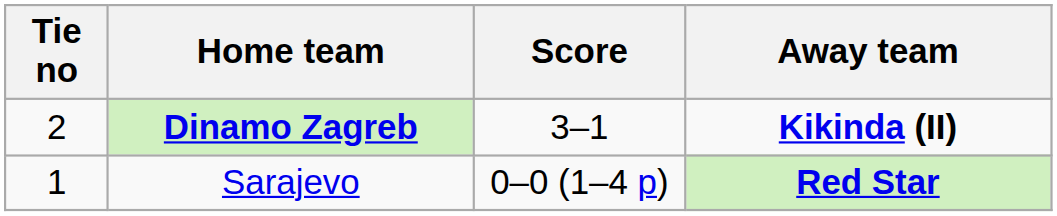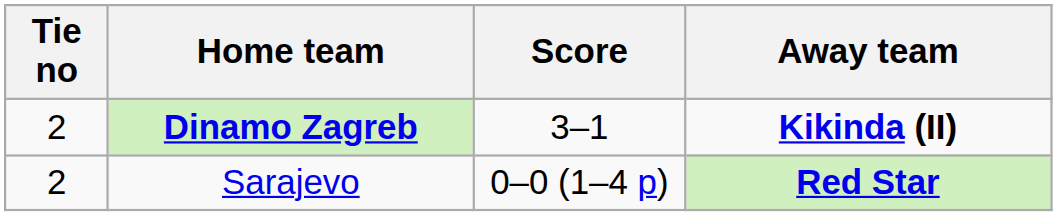(57, 182) 1 -> (57, 182) 2
